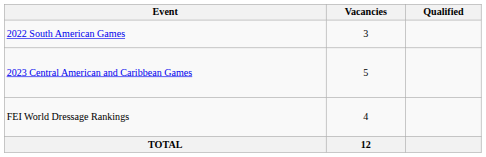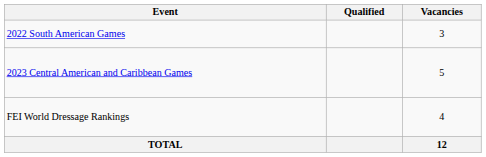columns swapped: (366, 12) <-> (443, 12)
